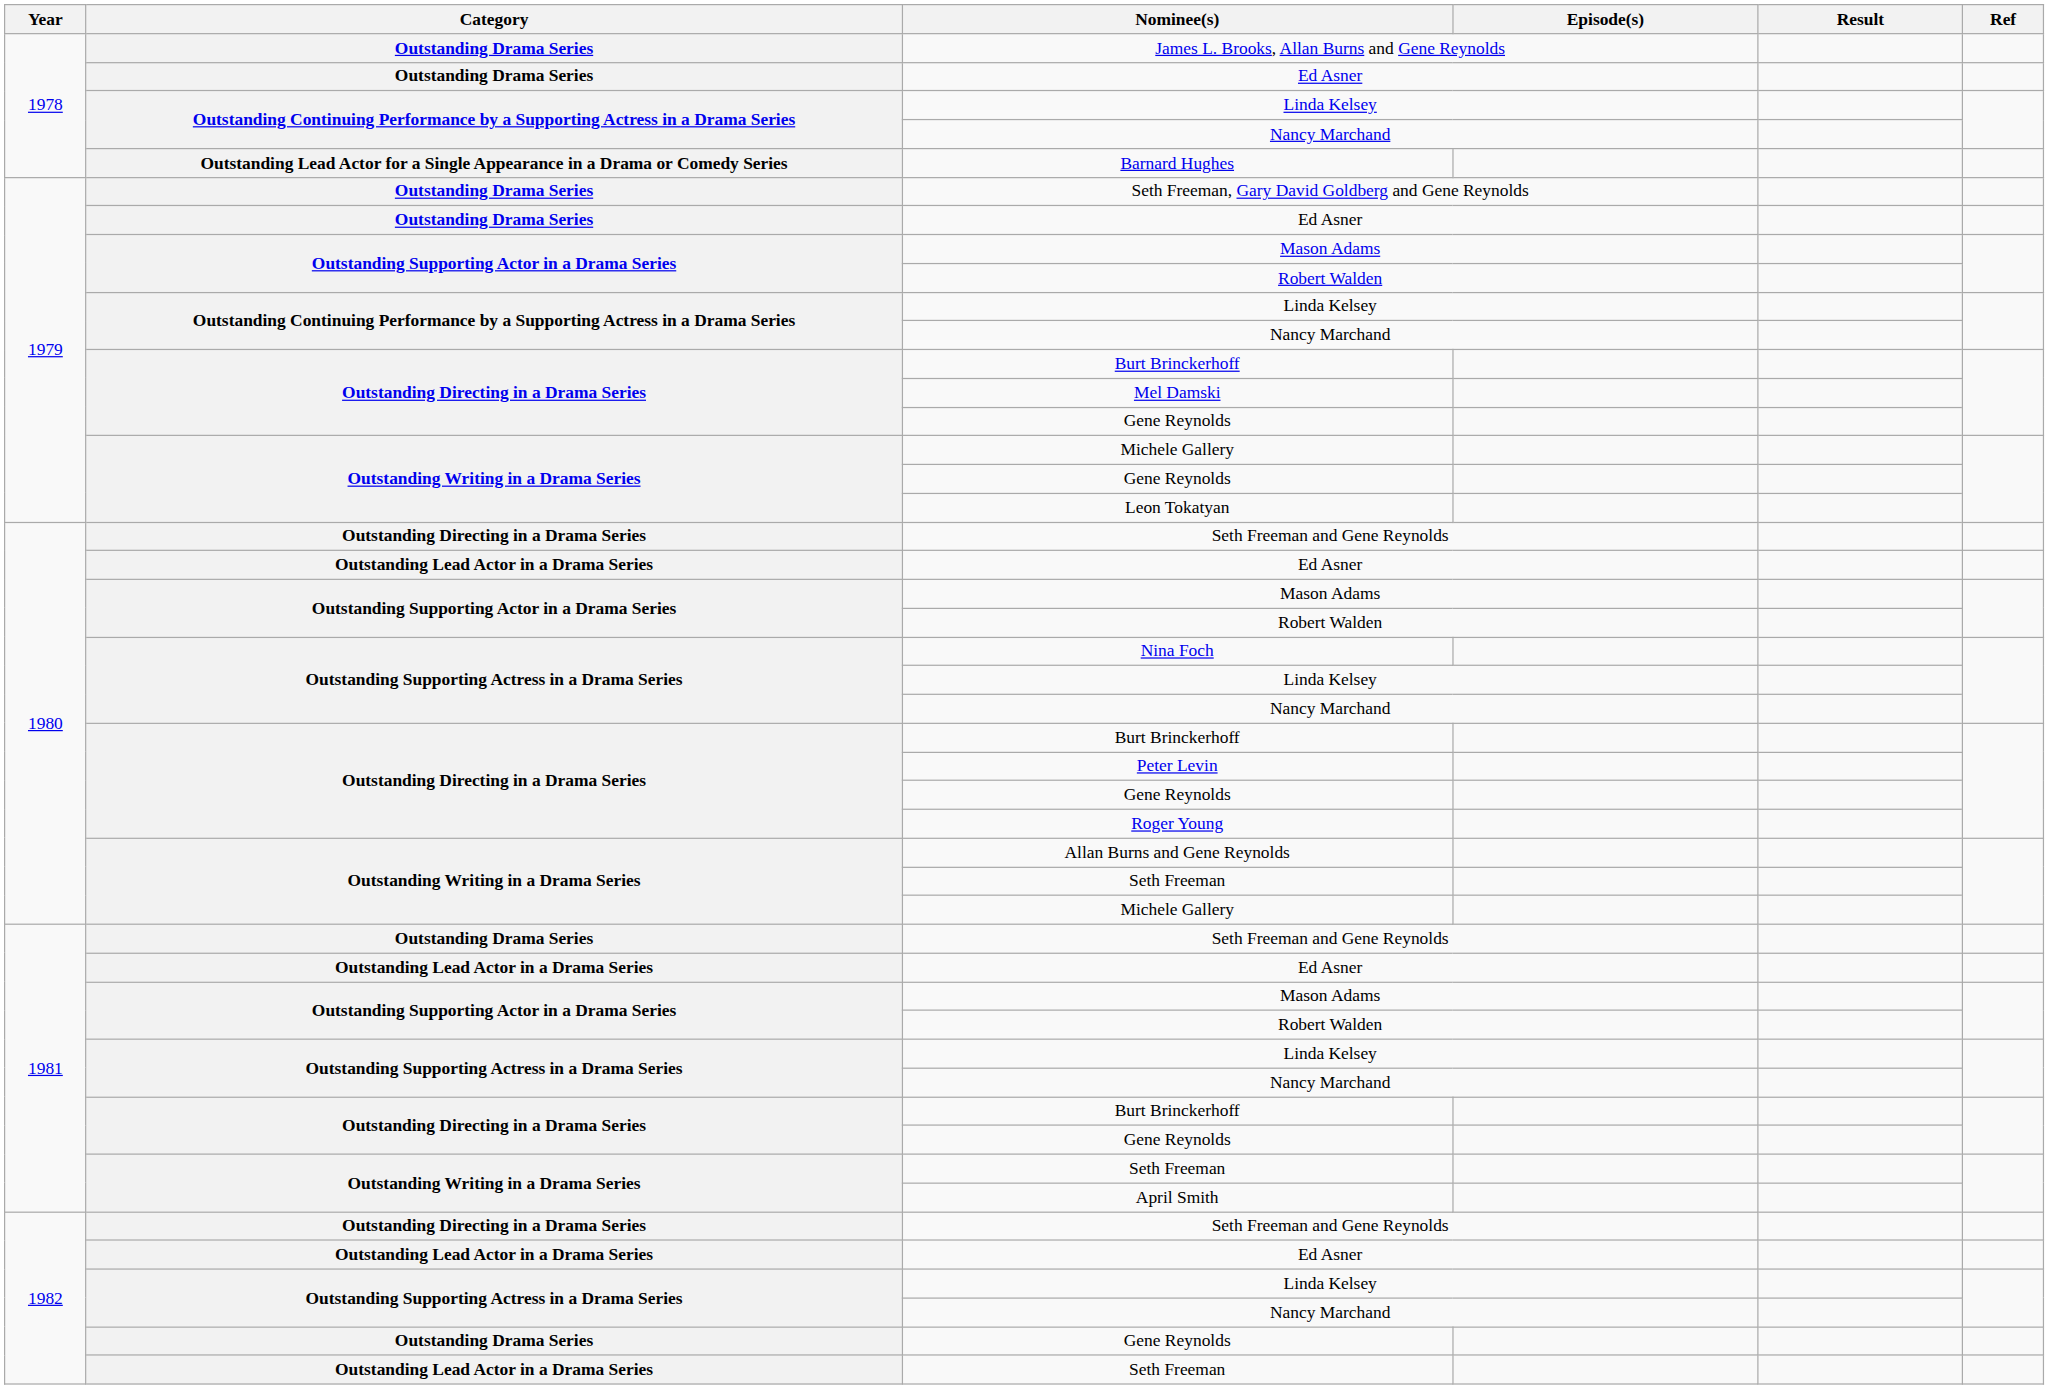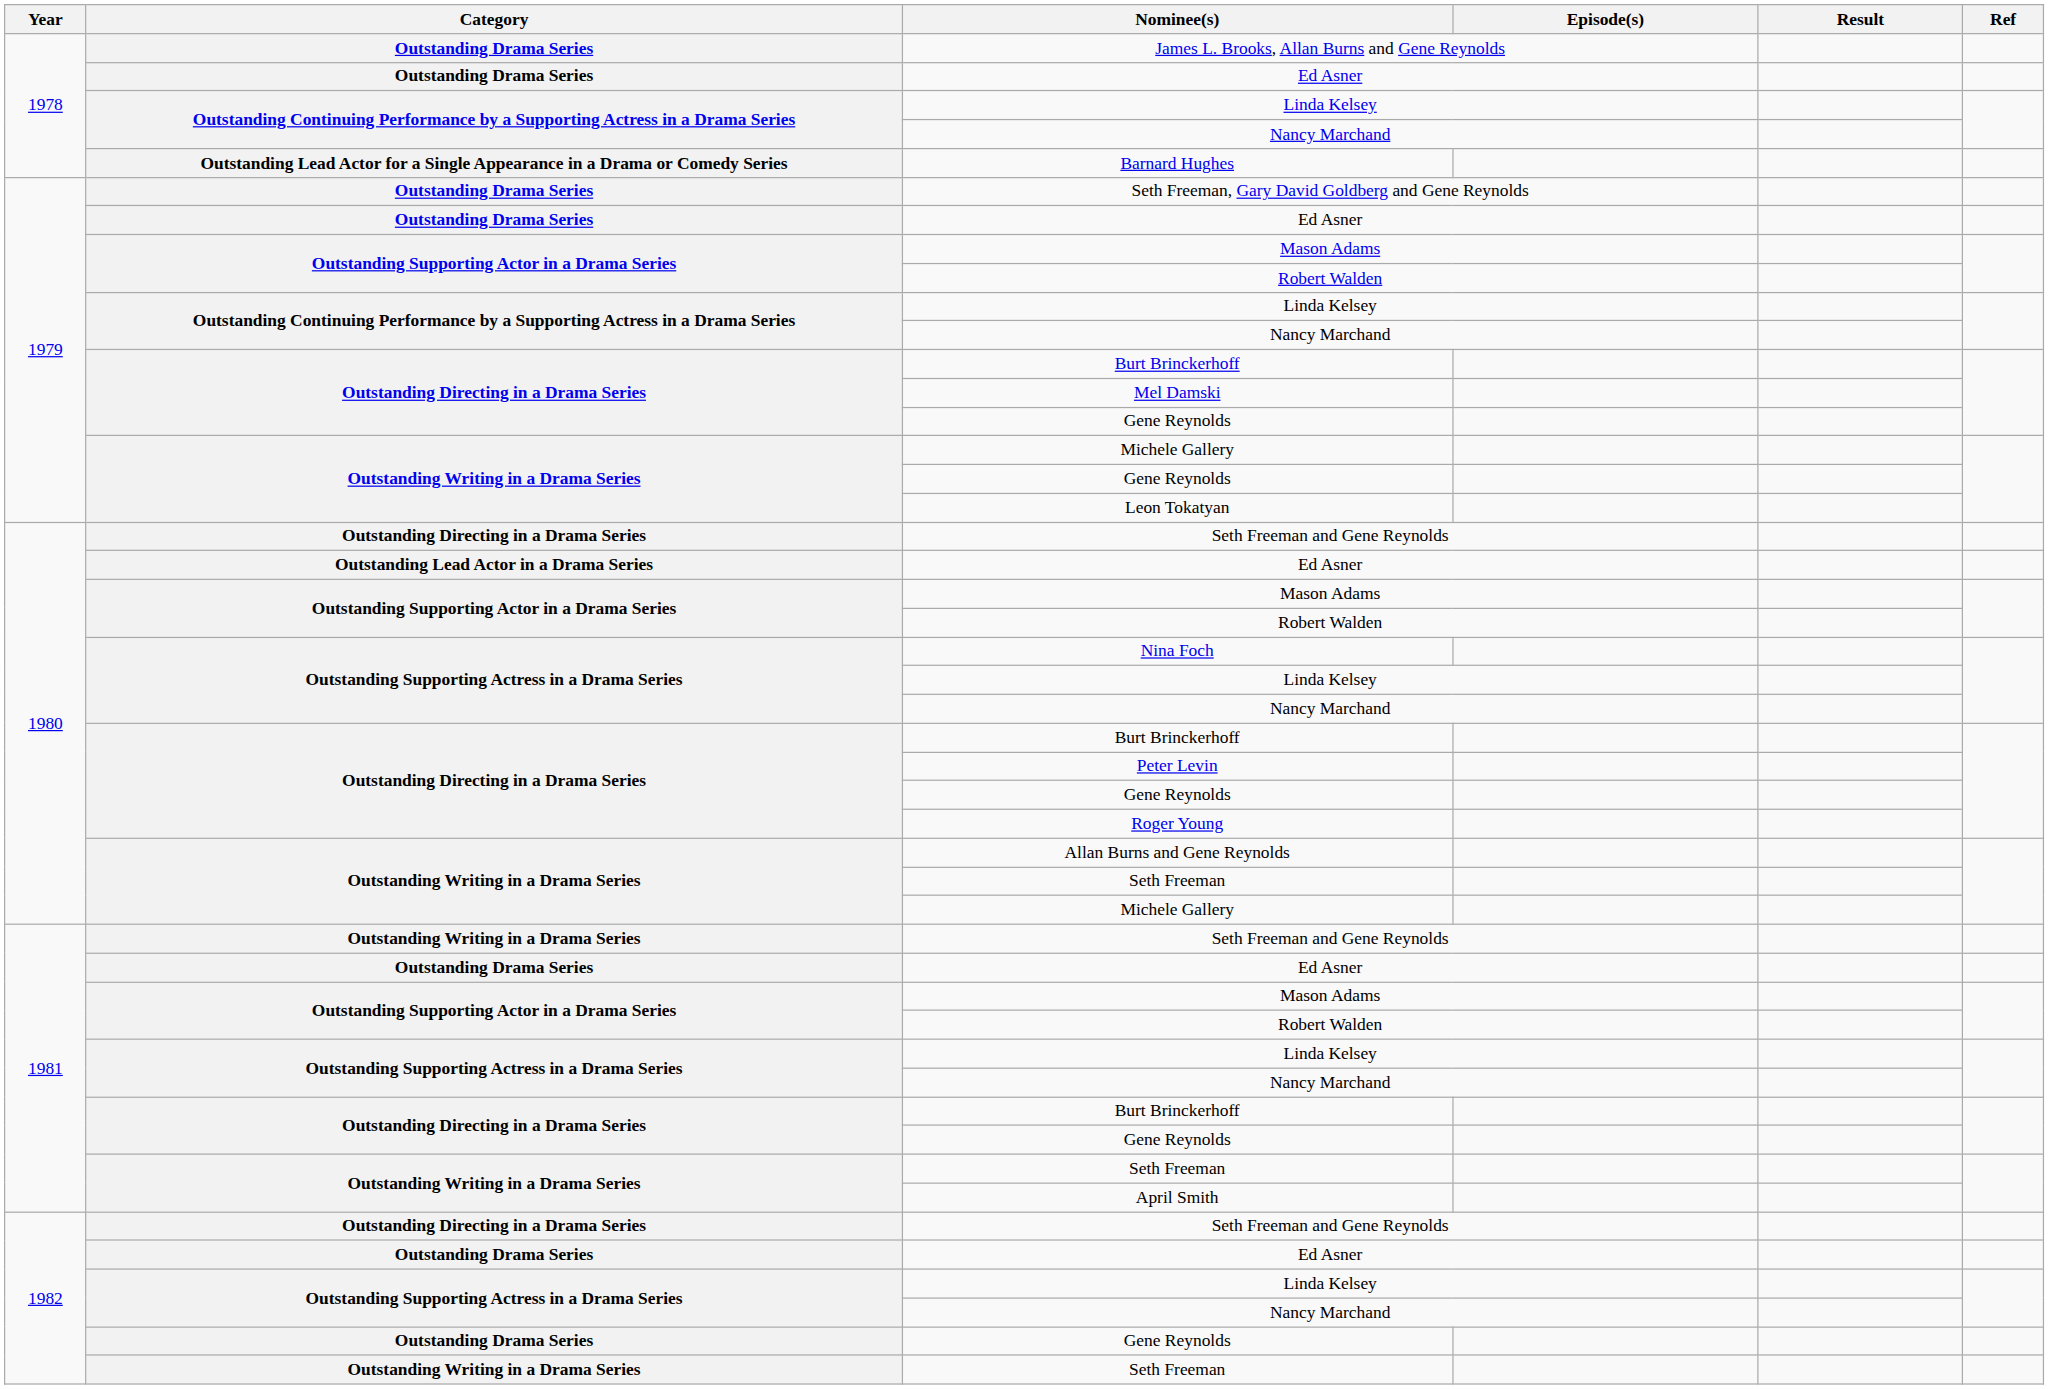(494, 938) Outstanding Drama Series -> (494, 938) Outstanding Writing in a Drama Series
(494, 967) Outstanding Lead Actor in a Drama Series -> (494, 967) Outstanding Drama Series
(494, 1254) Outstanding Lead Actor in a Drama Series -> (494, 1254) Outstanding Drama Series
(494, 1369) Outstanding Lead Actor in a Drama Series -> (494, 1369) Outstanding Writing in a Drama Series
